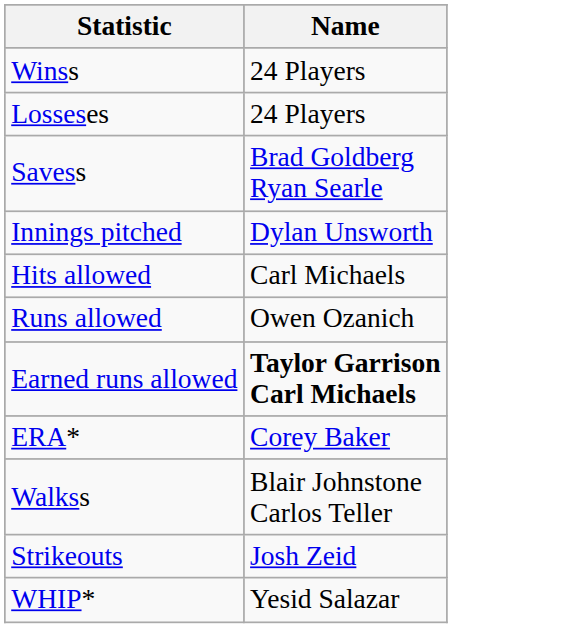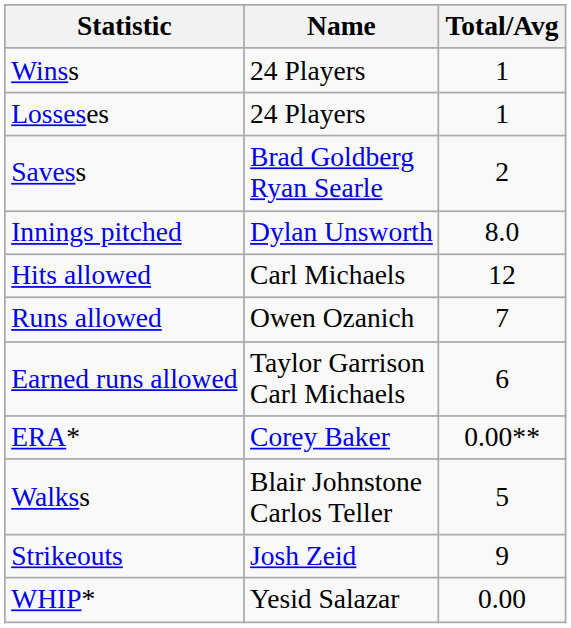+ column: (502, 26)
(345, 378) bold -> (337, 378) normal
